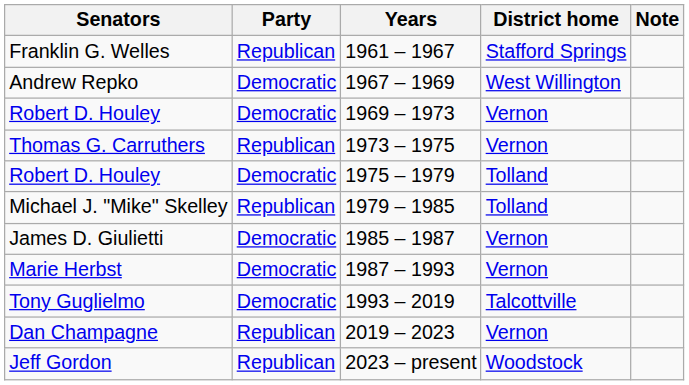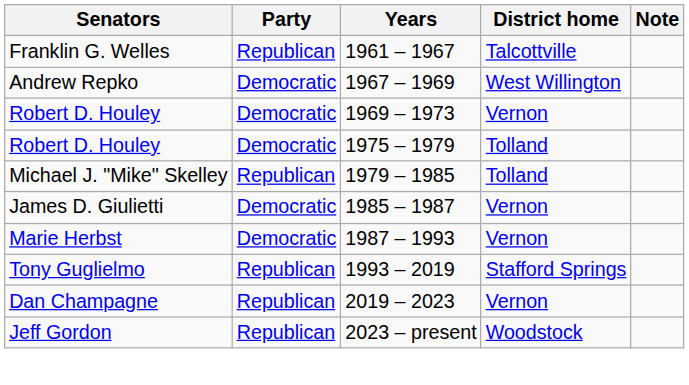(556, 51) Stafford Springs -> (531, 51) Talcottville
- row: (107, 144)
(286, 301) Democratic -> (286, 269) Republican
(531, 301) Talcottville -> (556, 269) Stafford Springs
